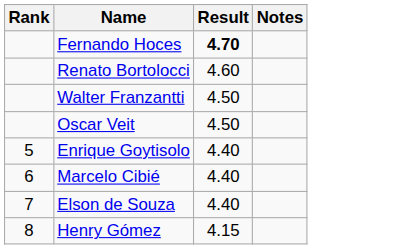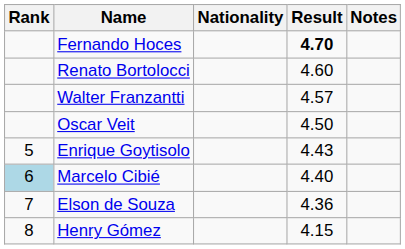+ column: (241, 17)
(223, 97) 4.50 -> (317, 97) 4.57
(223, 151) 4.40 -> (317, 151) 4.43
(29, 177) no background -> (29, 177) lightblue background
(223, 204) 4.40 -> (317, 204) 4.36
